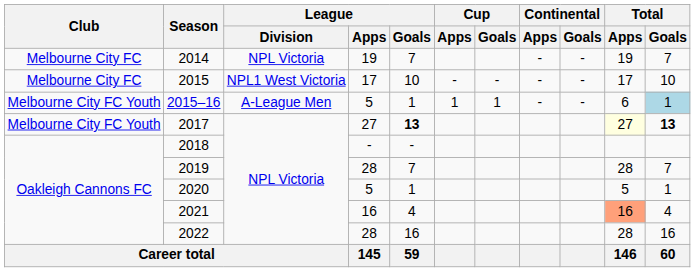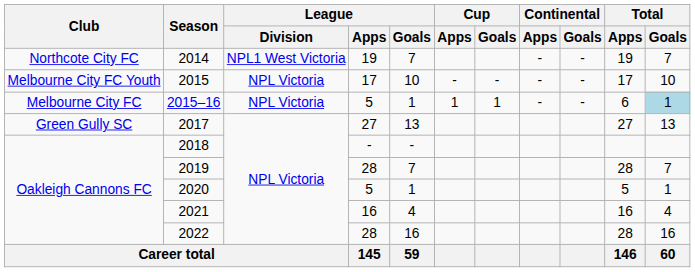(84, 59) Melbourne City FC -> (84, 59) Northcote City FC
(286, 59) NPL Victoria -> (286, 59) NPL1 West Victoria
(84, 80) Melbourne City FC -> (84, 80) Melbourne City FC Youth
(286, 80) NPL1 West Victoria -> (286, 80) NPL Victoria
(84, 102) Melbourne City FC Youth -> (84, 102) Melbourne City FC
(286, 102) A-League Men -> (286, 102) NPL Victoria
(84, 124) Melbourne City FC Youth -> (84, 124) Green Gully SC
(412, 124) bold -> (412, 124) normal
(625, 124) lightyellow background -> (625, 124) no background
(668, 124) bold -> (668, 124) normal
(625, 211) lightsalmon background -> (625, 211) no background
